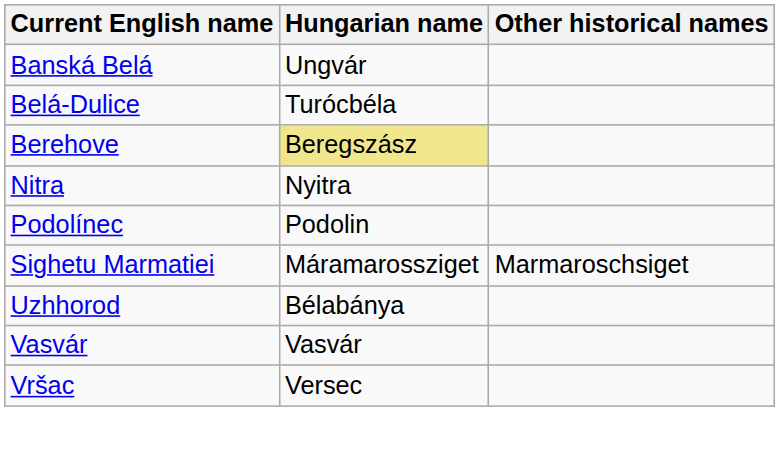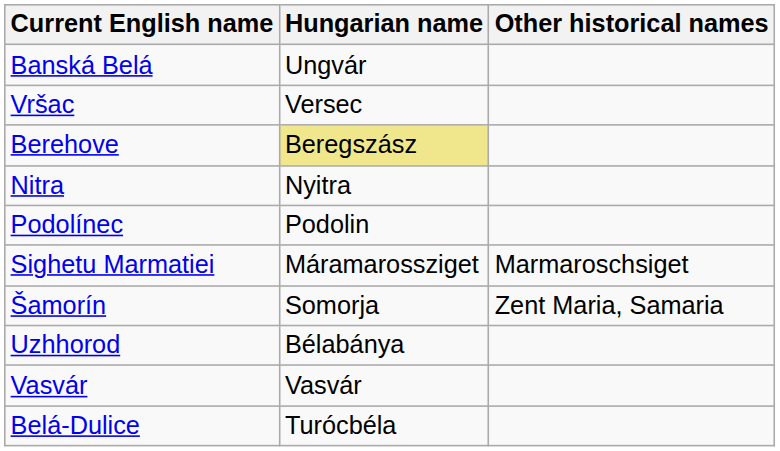rows swapped: (75, 104) <-> (42, 385)
+ row: (58, 305)
